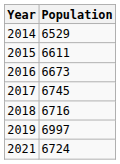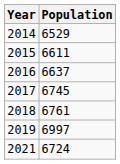(56, 72) 6673 -> (56, 72) 6637
(56, 110) 6716 -> (56, 110) 6761
